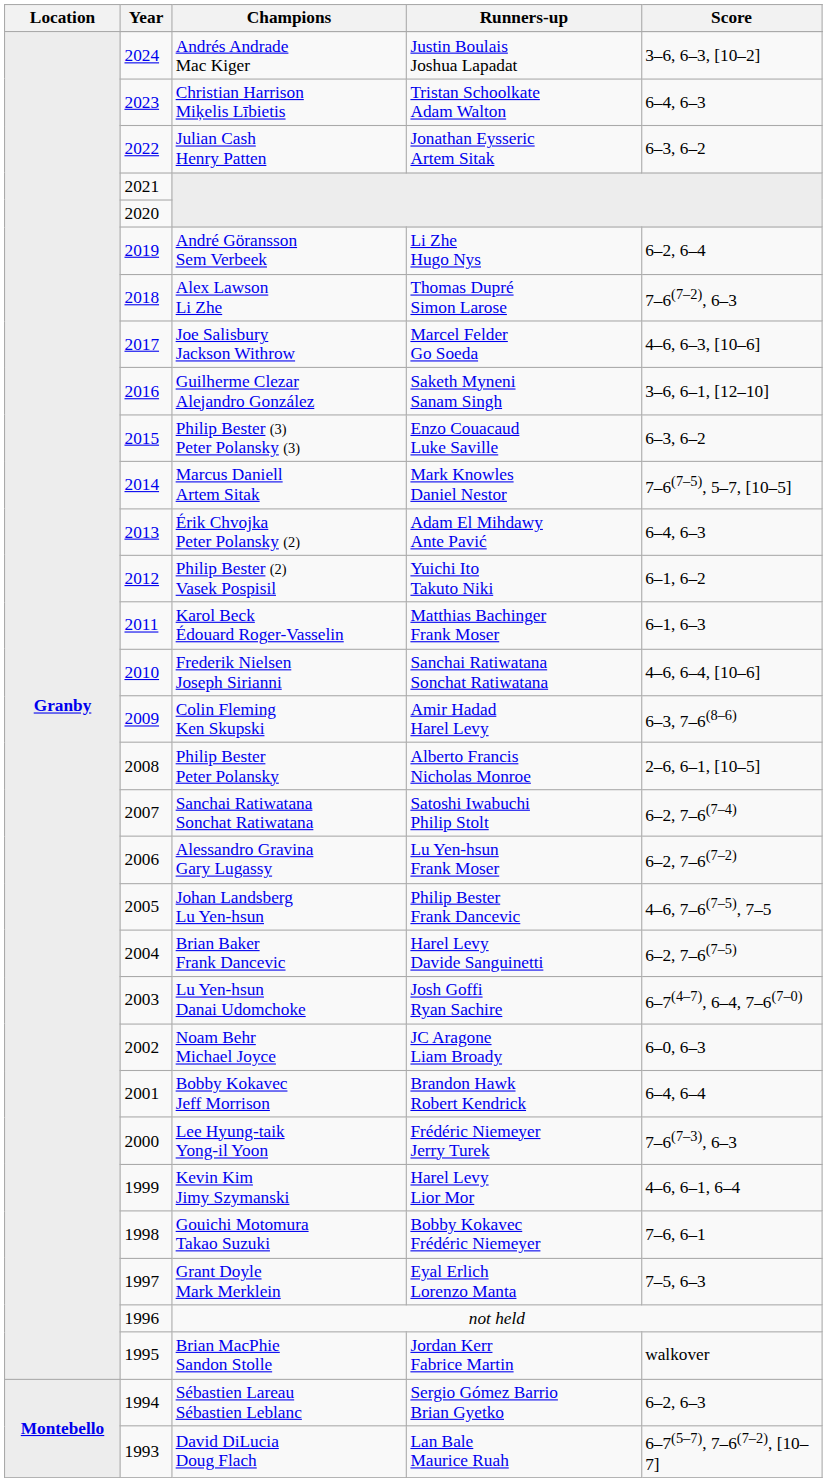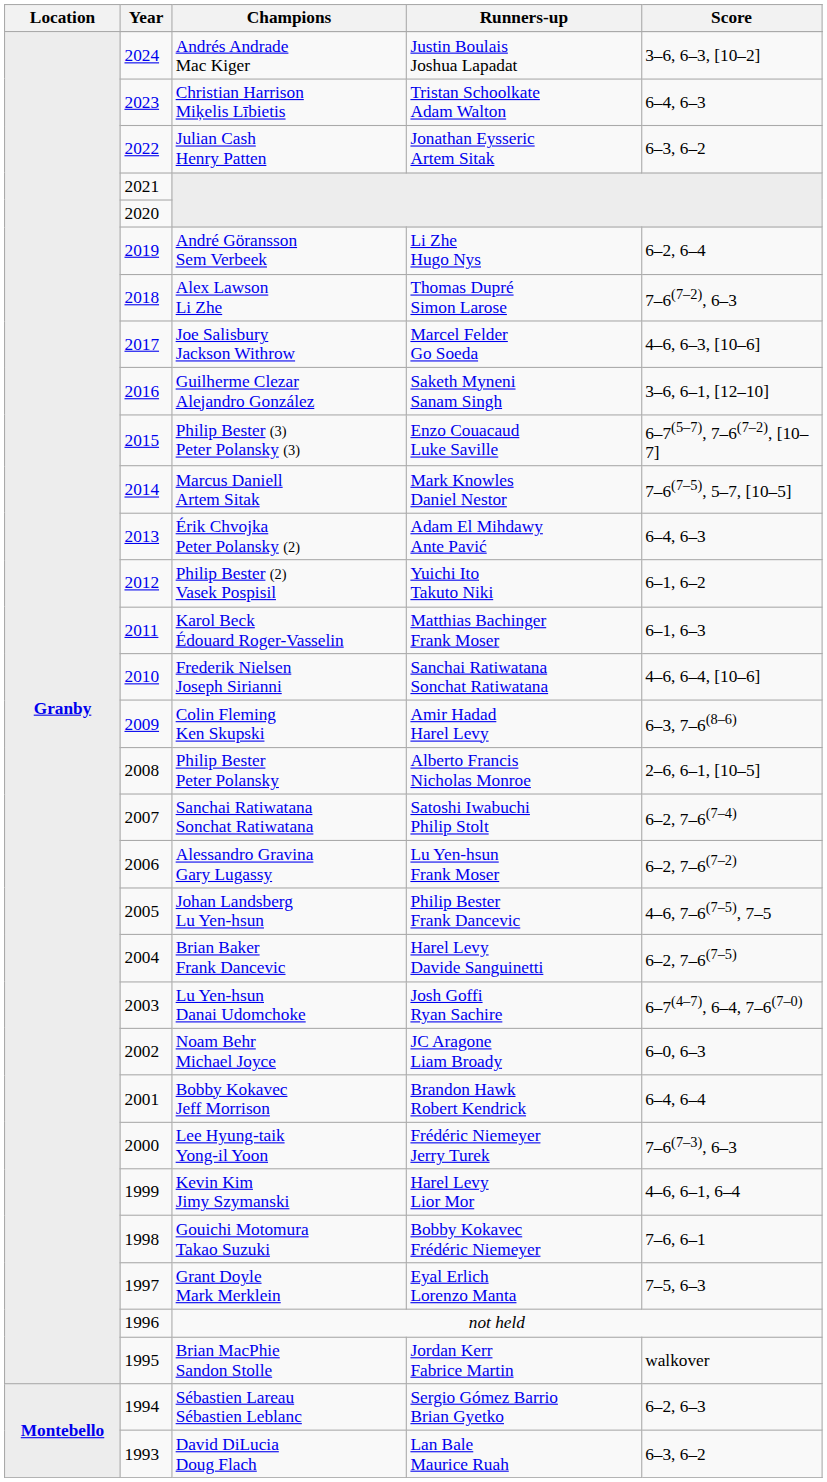(675, 438) 6–3, 6–2 -> (727, 440) 6–7(5–7), 7–6(7–2), [10–7]
(727, 1451) 6–7(5–7), 7–6(7–2), [10–7] -> (675, 1453) 6–3, 6–2
